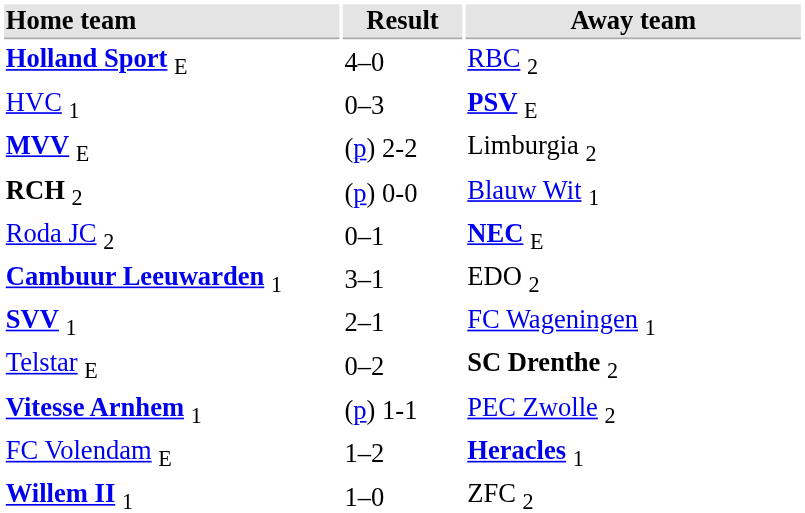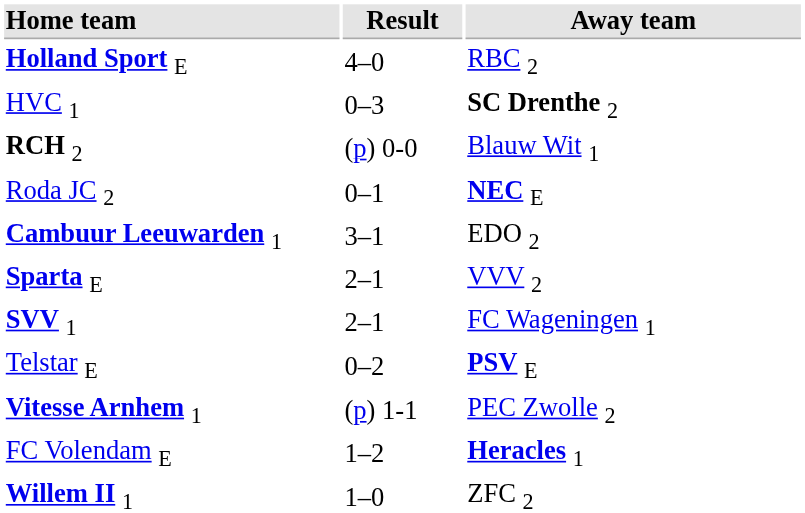(502, 105) PSV E -> (543, 105) SC Drenthe 2
- row: (48, 149)
+ row: (54, 279)
(543, 366) SC Drenthe 2 -> (502, 366) PSV E
